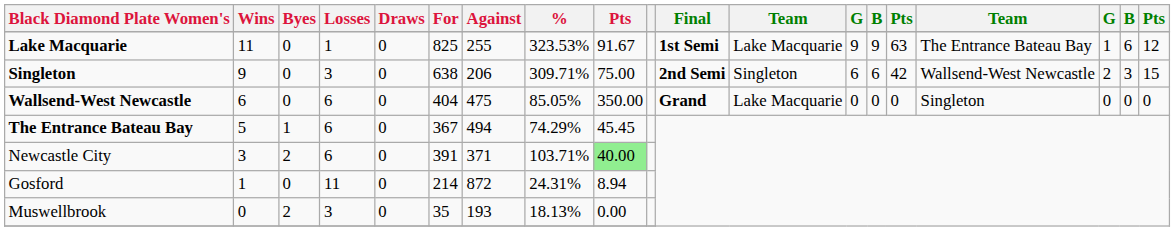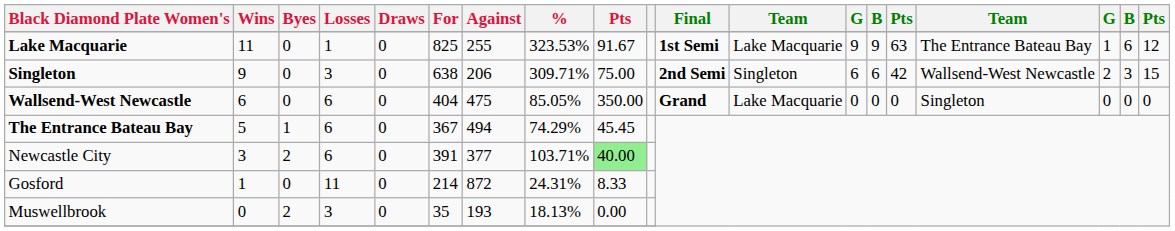(479, 155) 371 -> (479, 155) 377
(612, 183) 8.94 -> (612, 183) 8.33
